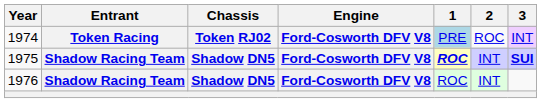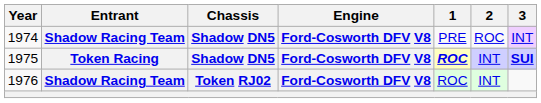(115, 37) Token Racing -> (115, 37) Shadow Racing Team
(233, 37) Token RJ02 -> (233, 37) Shadow DN5
(452, 37) lightblue background -> (452, 37) no background
(115, 59) Shadow Racing Team -> (115, 59) Token Racing
(233, 81) Shadow DN5 -> (233, 81) Token RJ02
